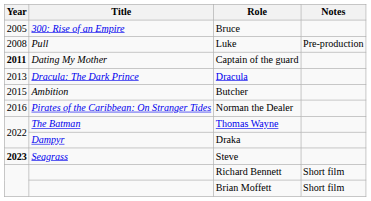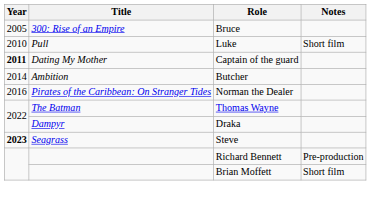(17, 44) 2008 -> (17, 44) 2010
(333, 44) Pre-production -> (324, 44) Short film
- row: (232, 76)
(17, 92) 2015 -> (17, 76) 2014
(324, 172) Short film -> (333, 156) Pre-production
